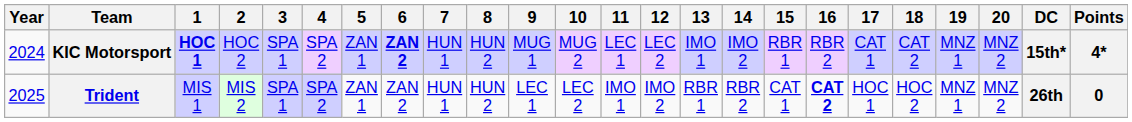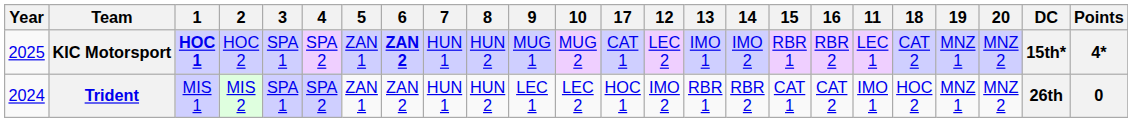columns swapped: (620, 17) <-> (870, 17)
(27, 52) 2024 -> (27, 52) 2025
(27, 96) 2025 -> (27, 96) 2024
(827, 96) bold -> (832, 96) normal
